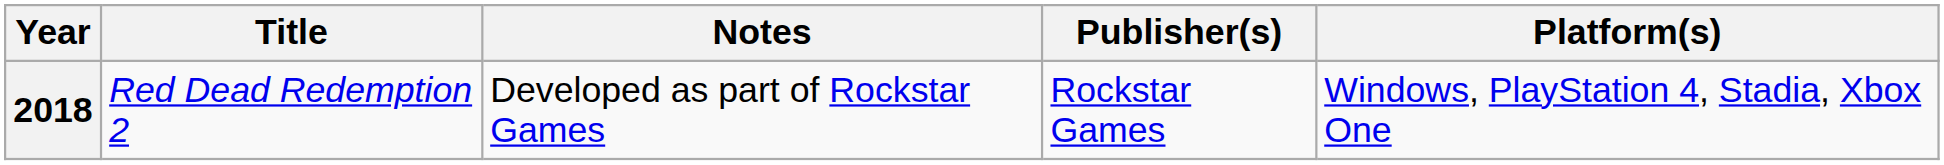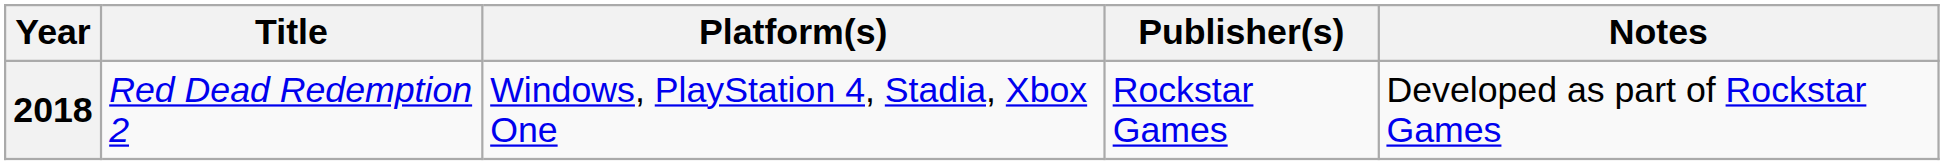columns swapped: (1627, 32) <-> (762, 32)
